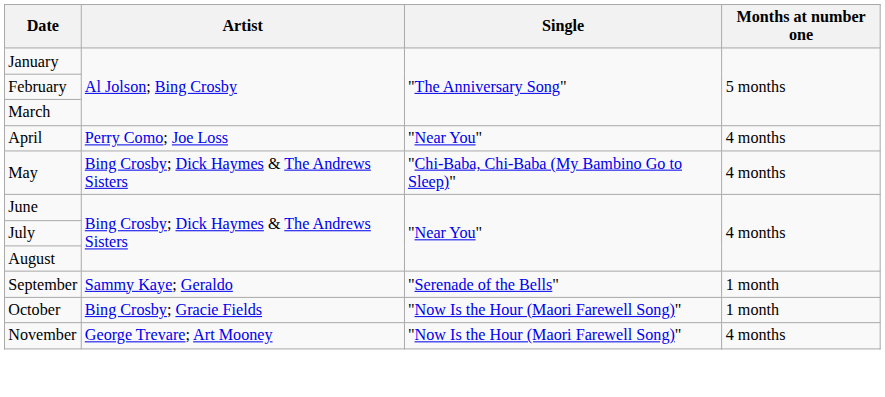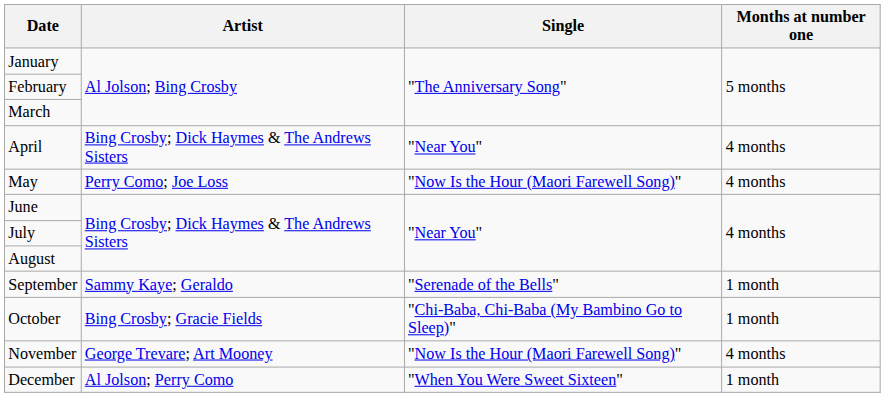(156, 138) Perry Como; Joe Loss -> (228, 147) Bing Crosby; Dick Haymes & The Andrews Sisters
(228, 172) Bing Crosby; Dick Haymes & The Andrews Sisters -> (156, 181) Perry Como; Joe Loss
(545, 172) "Chi-Baba, Chi-Baba (My Bambino Go to Sleep)" -> (545, 181) "Now Is the Hour (Maori Farewell Song)"
(545, 309) "Now Is the Hour (Maori Farewell Song)" -> (545, 319) "Chi-Baba, Chi-Baba (My Bambino Go to Sleep)"
+ row: (41, 379)
